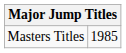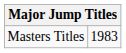(104, 36) 1985 -> (104, 36) 1983
